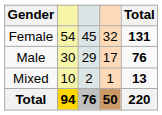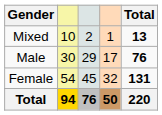rows swapped: (31, 36) <-> (31, 78)
